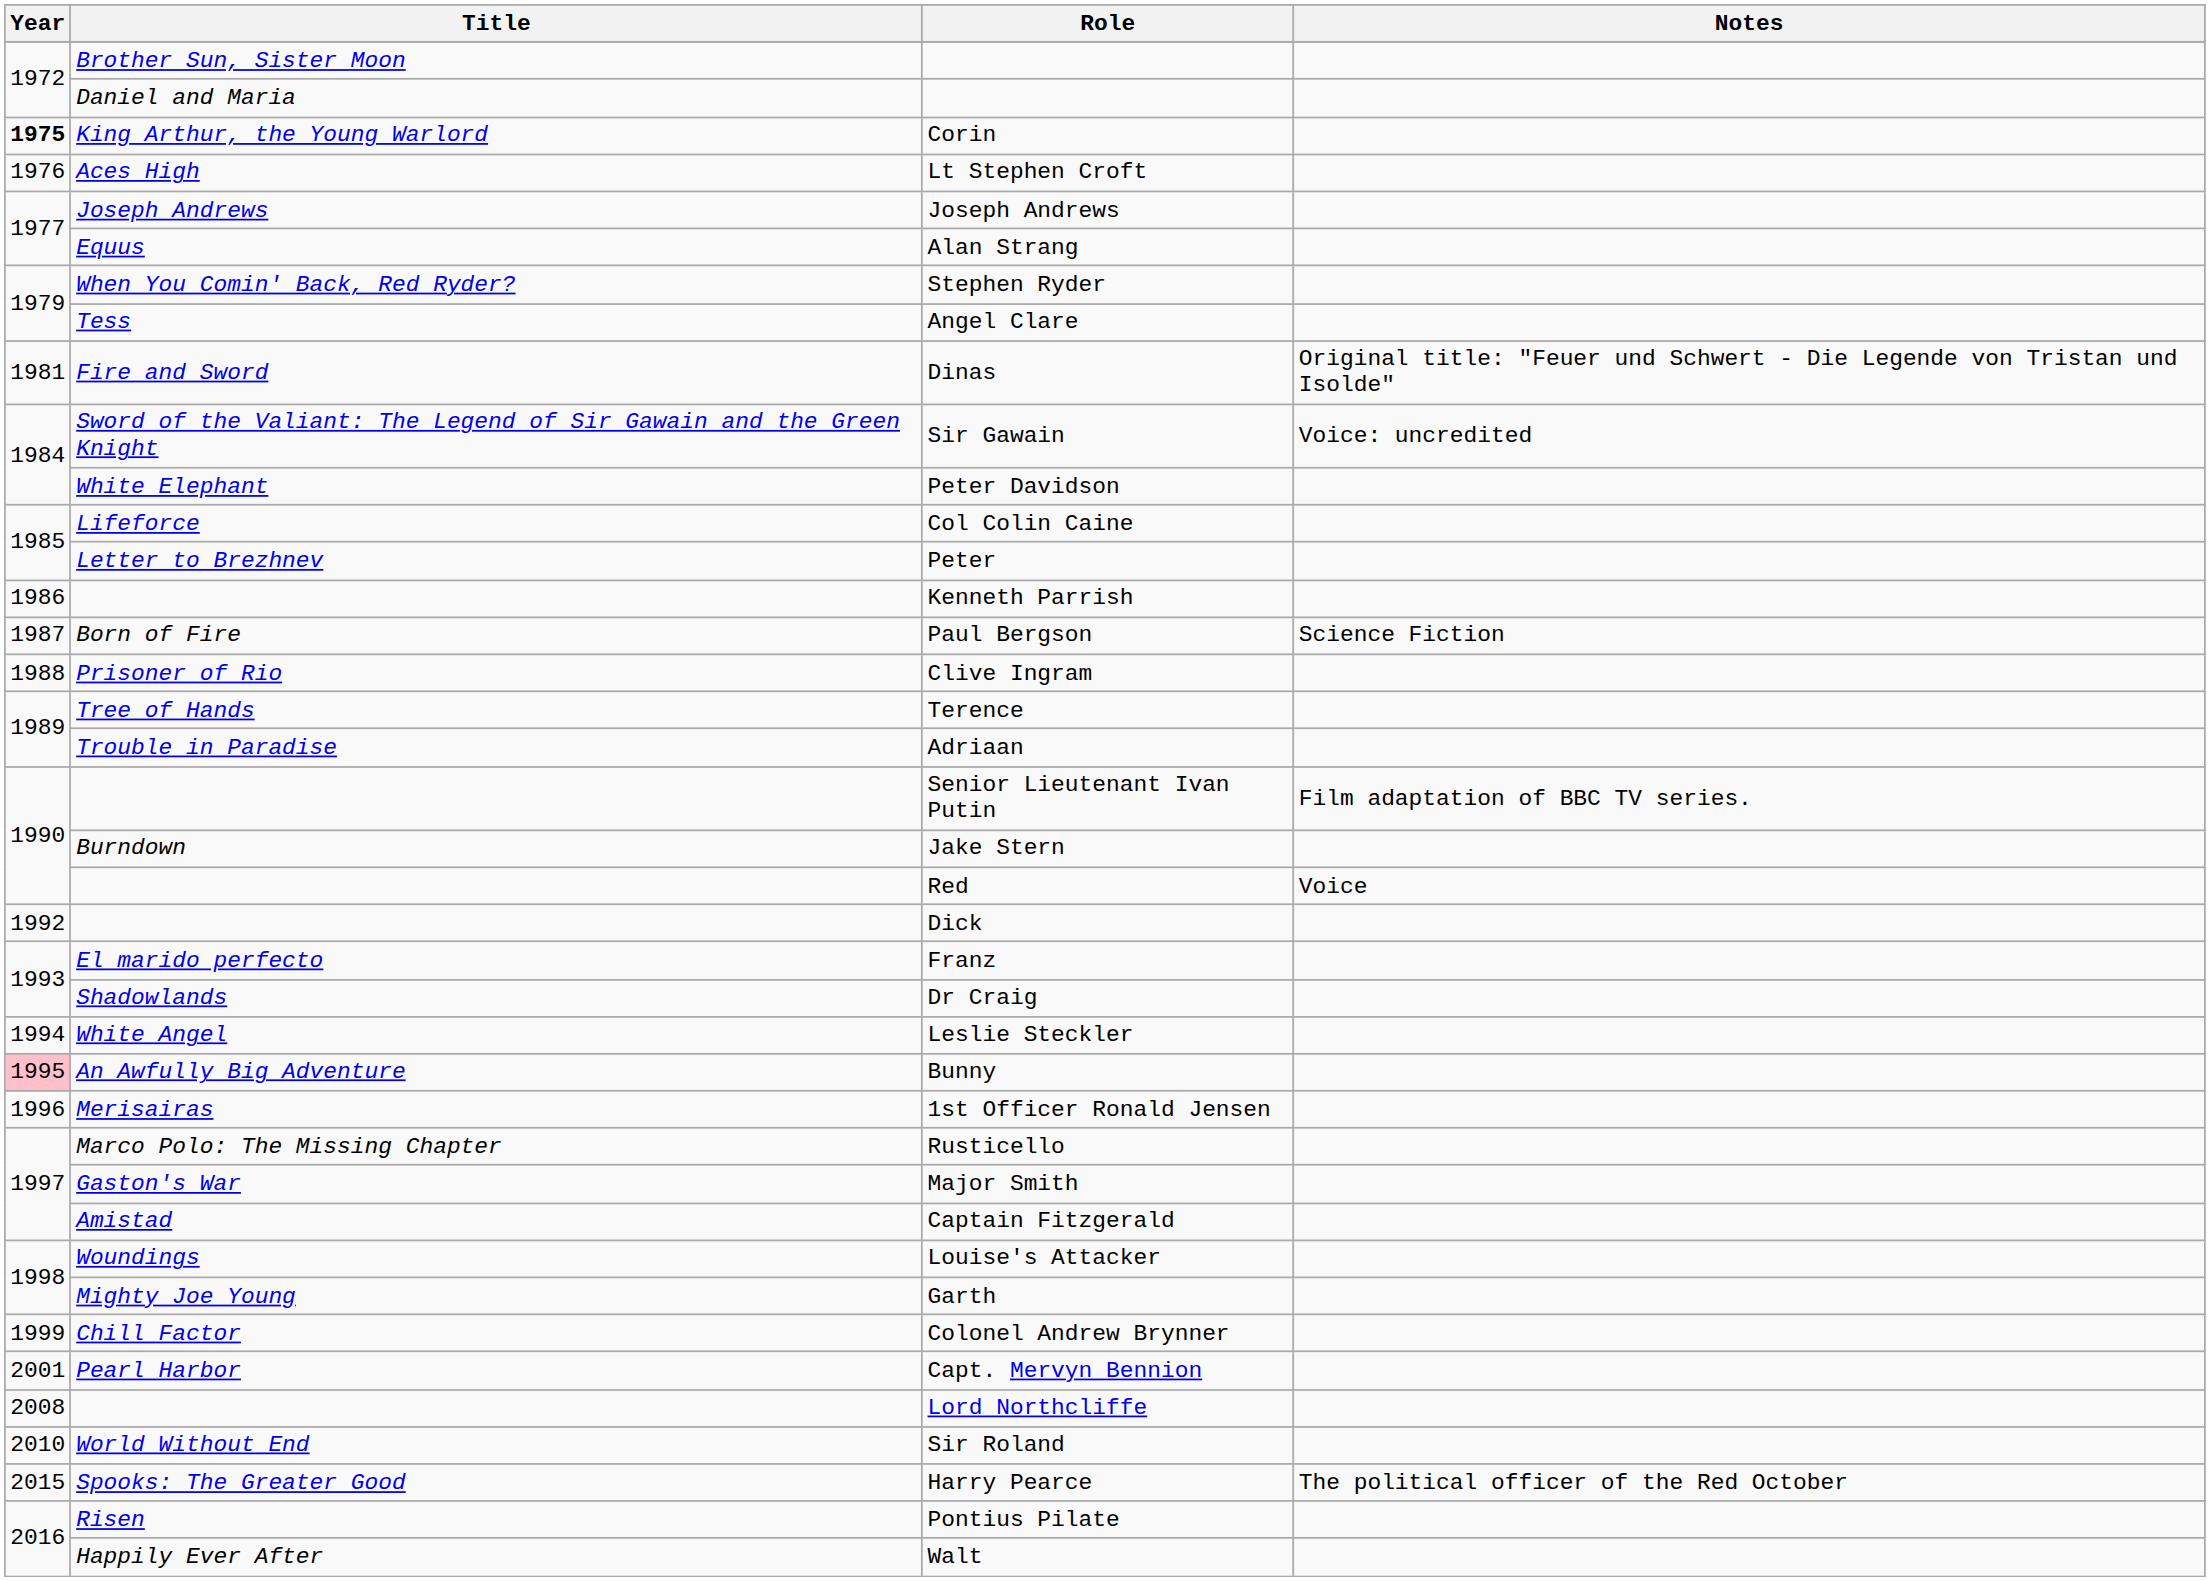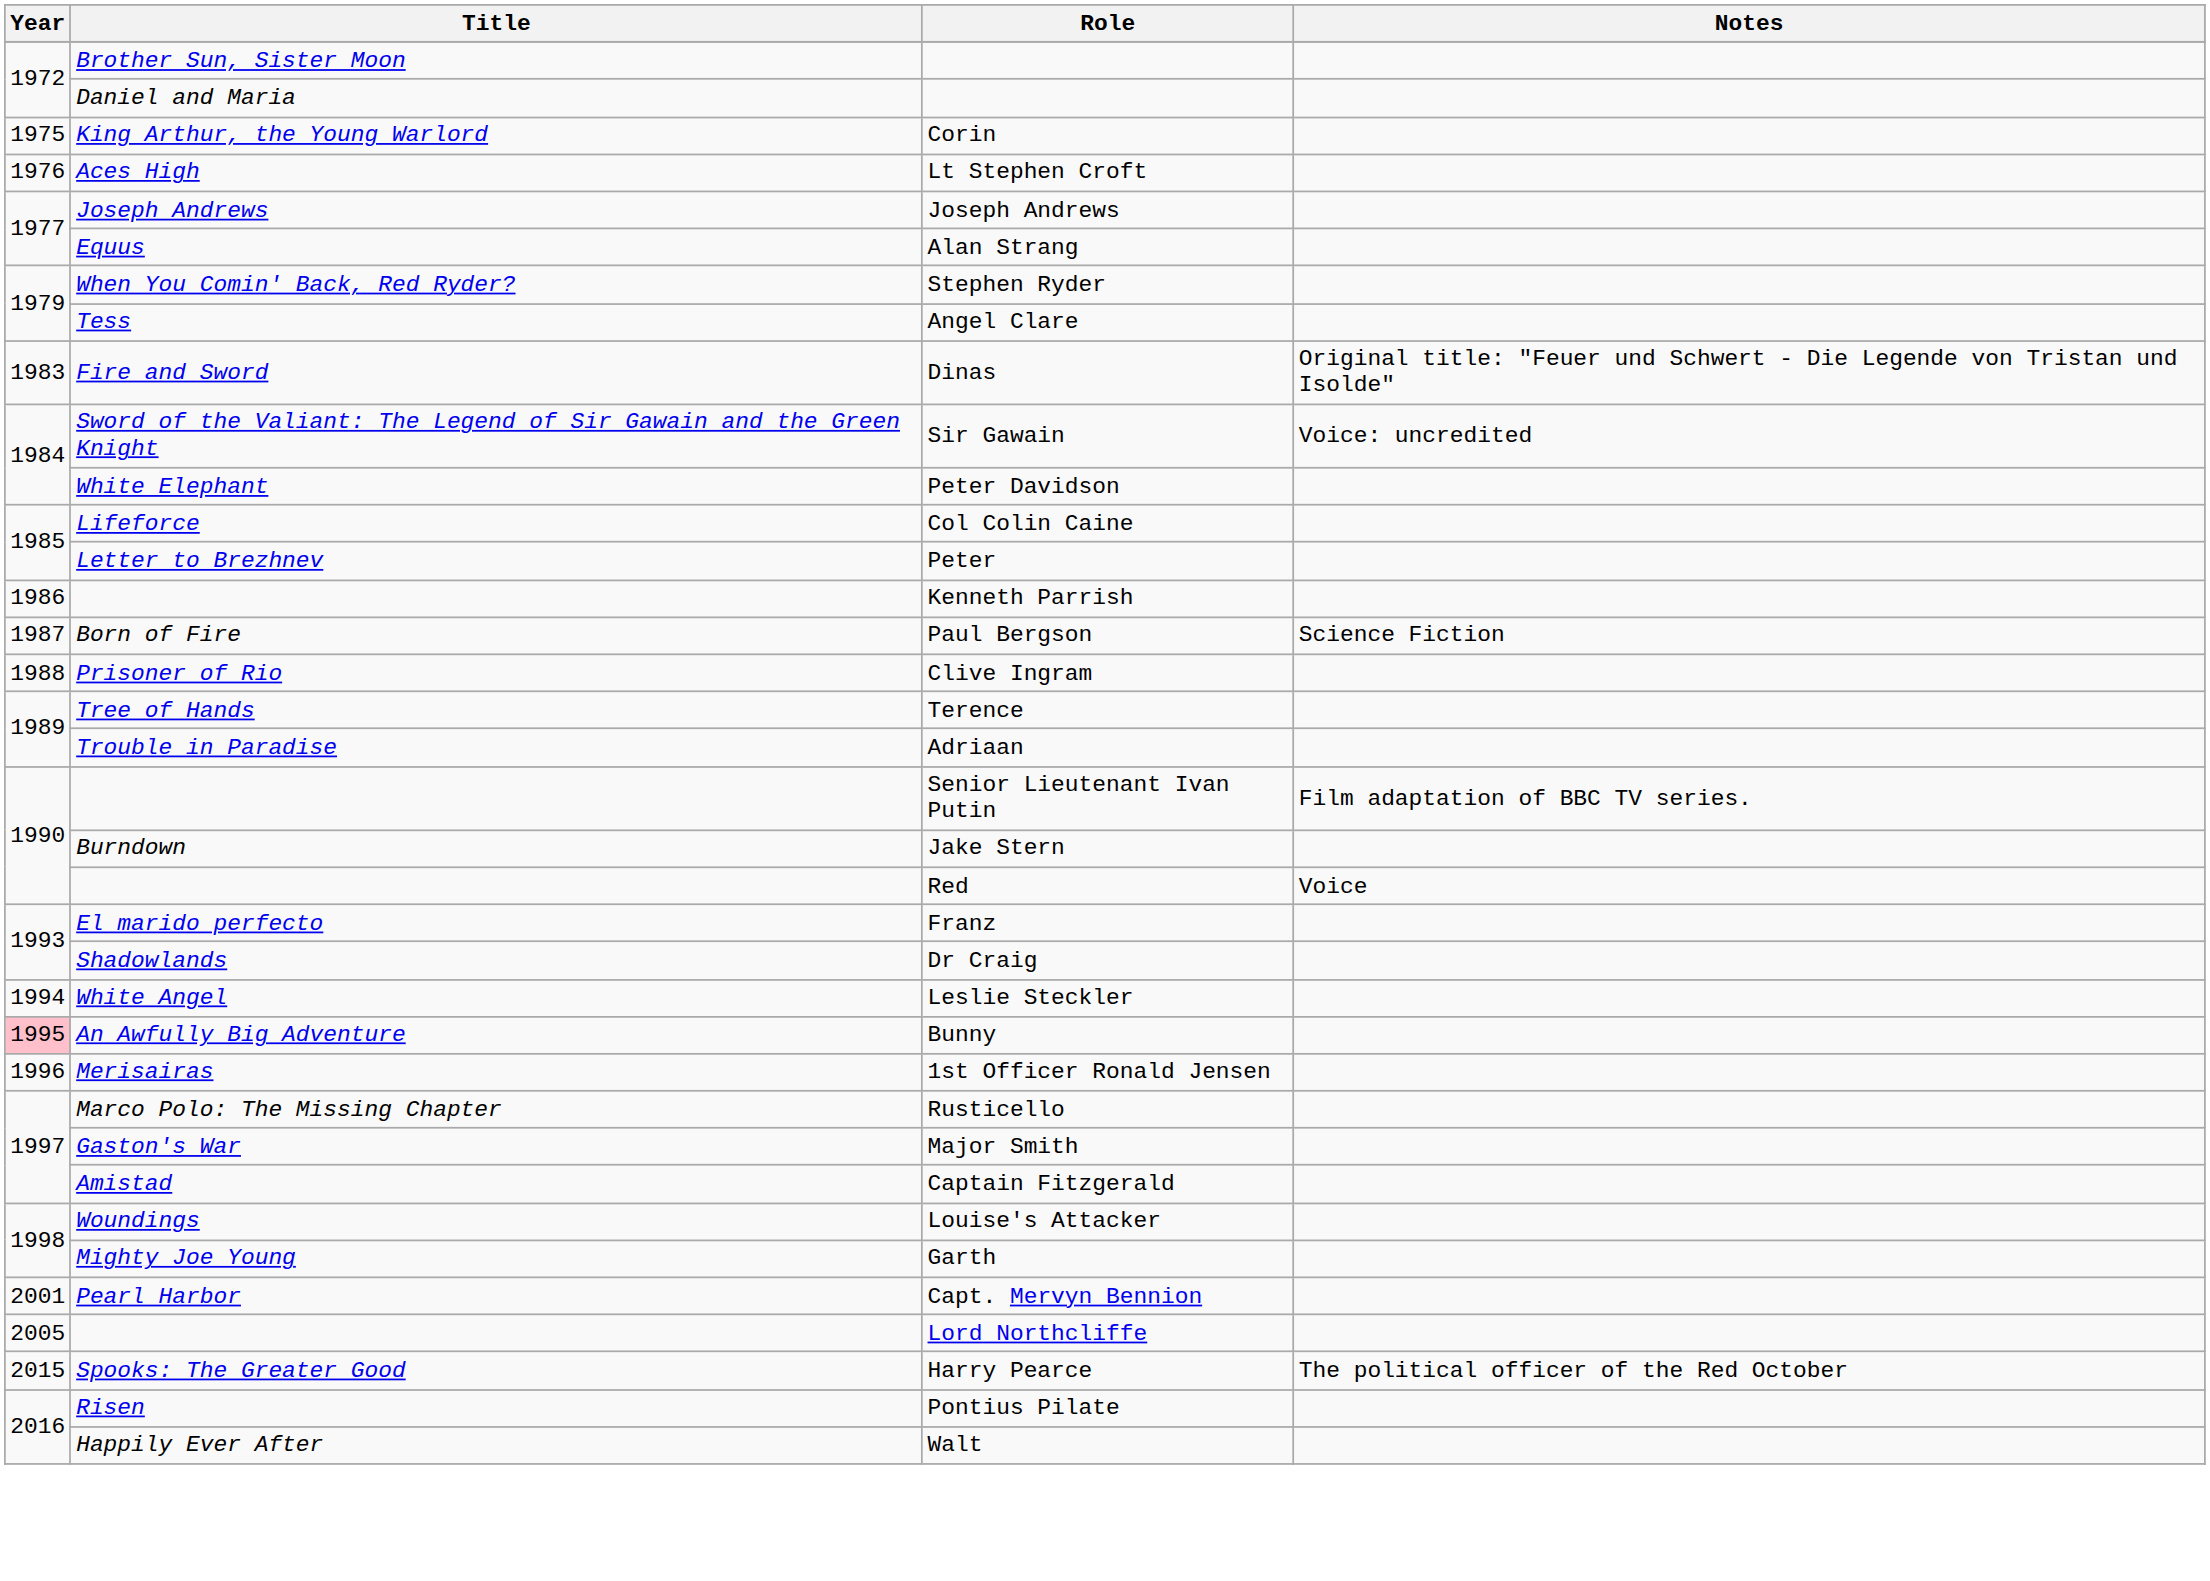(38, 135) bold -> (38, 135) normal
(38, 372) 1981 -> (38, 372) 1983
- row: (496, 923)
- row: (159, 1333)
(38, 1408) 2008 -> (38, 1333) 2005
- row: (193, 1445)
